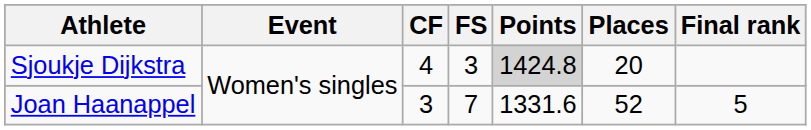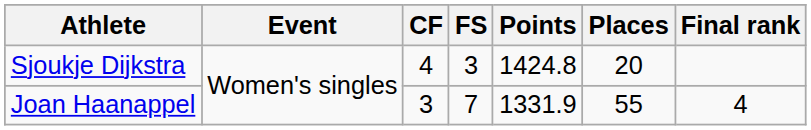(538, 65) lightgrey background -> (538, 65) no background
(538, 105) 1331.6 -> (538, 105) 1331.9
(629, 105) 52 -> (629, 105) 55
(741, 105) 5 -> (741, 105) 4
